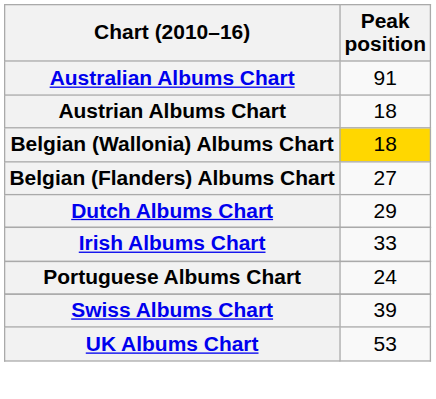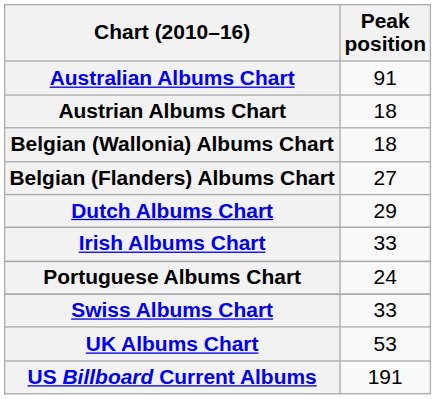(385, 144) gold background -> (385, 144) no background
(385, 310) 39 -> (385, 310) 33
+ row: (172, 377)
